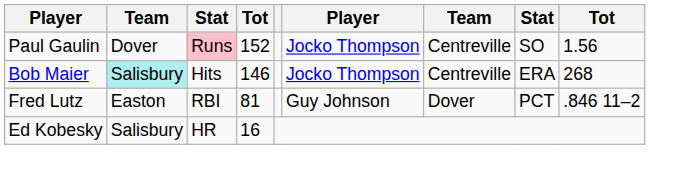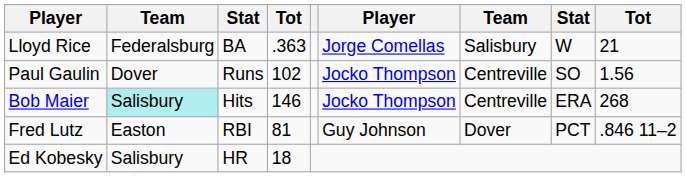+ row: (50, 46)
(212, 46) pink background -> (243, 74) no background
(255, 46) 152 -> (286, 74) 102
(250, 130) 16 -> (281, 158) 18
